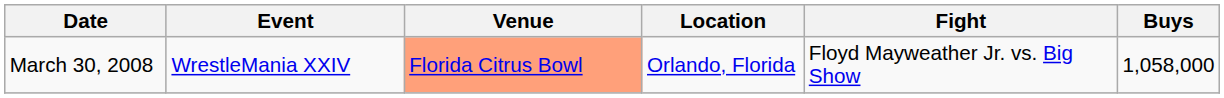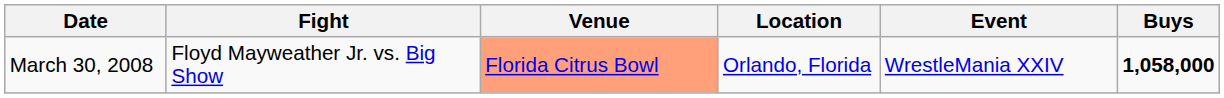columns swapped: (285, 21) <-> (961, 21)
(1169, 65) normal -> (1169, 65) bold
